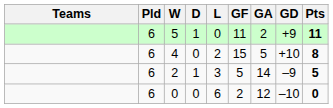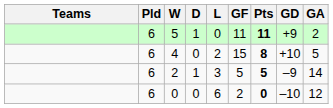columns swapped: (263, 14) <-> (315, 14)
